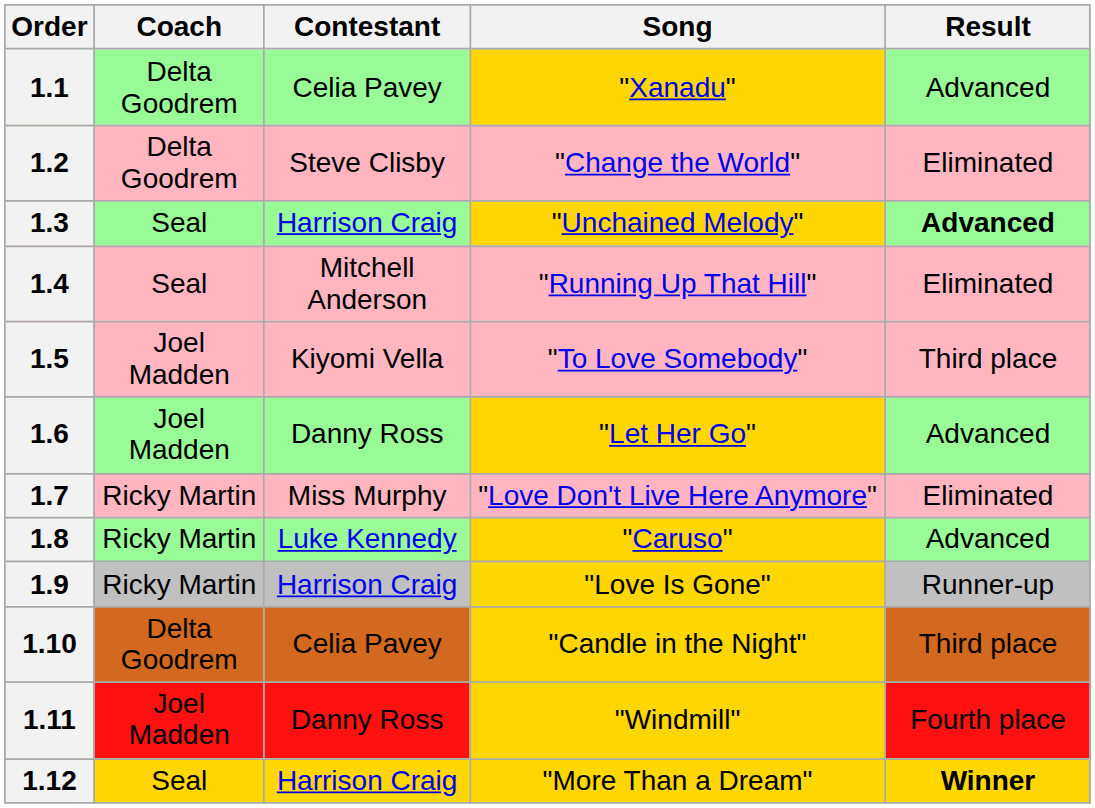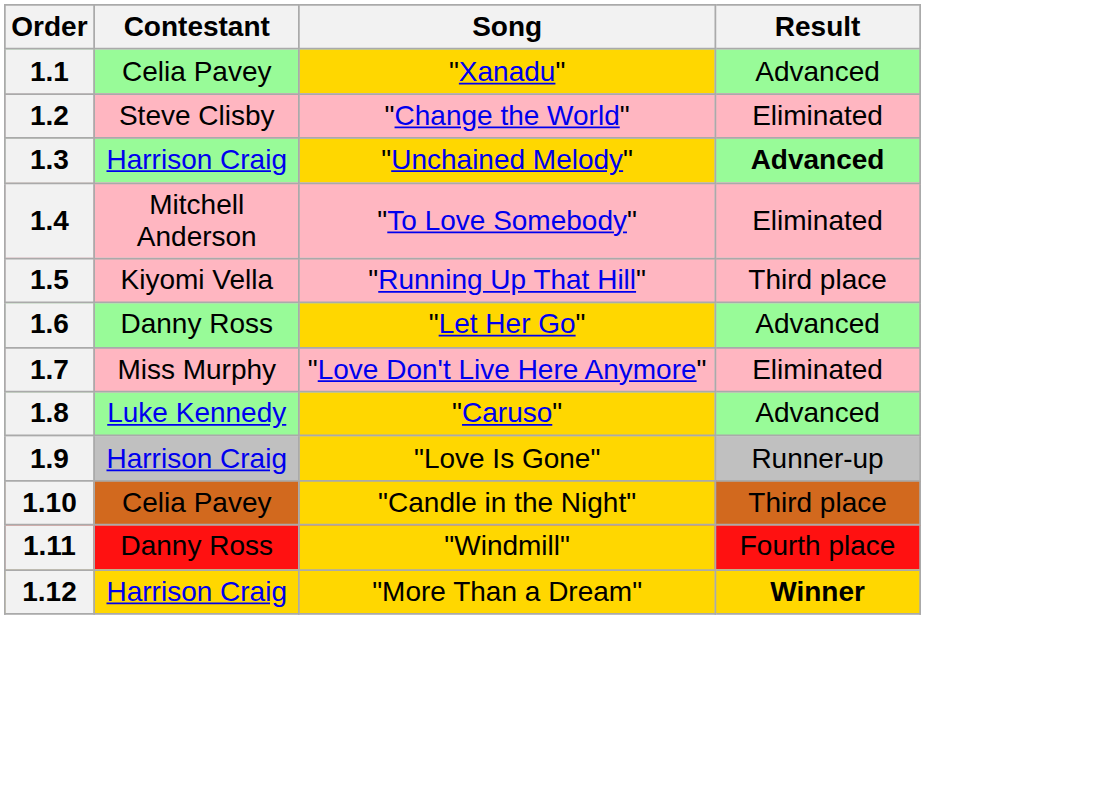- column: (179, 26)
(678, 283) "Running Up That Hill" -> (507, 220) "To Love Somebody"
(678, 358) "To Love Somebody" -> (507, 280) "Running Up That Hill"
